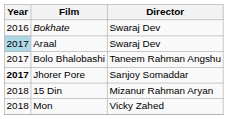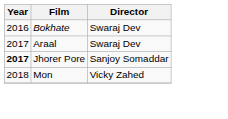(18, 43) lightblue background -> (18, 43) no background
- row: (69, 59)
- row: (48, 91)
